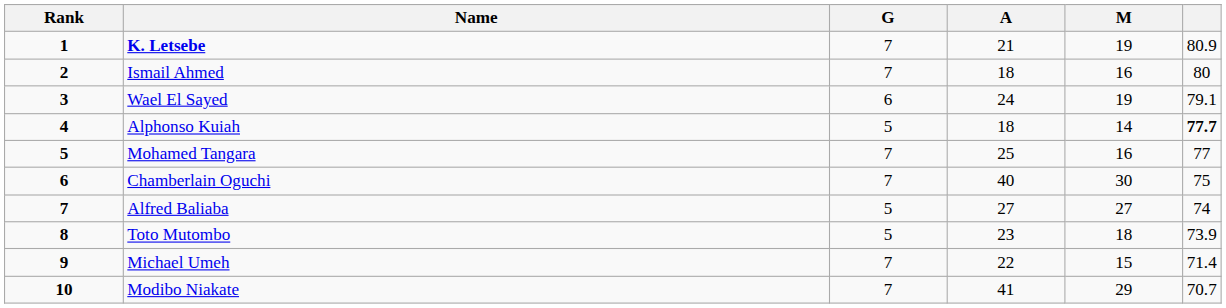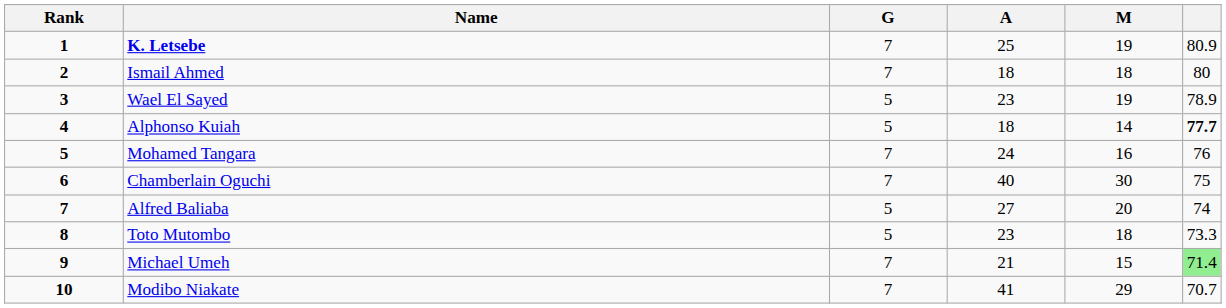(1006, 45) 21 -> (1006, 45) 25
(1124, 72) 16 -> (1124, 72) 18
(888, 99) 6 -> (888, 99) 5
(1006, 99) 24 -> (1006, 99) 23
(1202, 99) 79.1 -> (1202, 99) 78.9
(1006, 153) 25 -> (1006, 153) 24
(1202, 153) 77 -> (1202, 153) 76
(1124, 208) 27 -> (1124, 208) 20
(1202, 235) 73.9 -> (1202, 235) 73.3
(1006, 262) 22 -> (1006, 262) 21
(1202, 262) no background -> (1202, 262) lightgreen background
